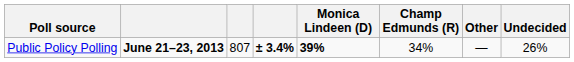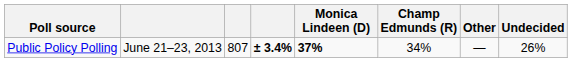(174, 47) bold -> (172, 47) normal
(312, 47) 39% -> (310, 47) 37%
